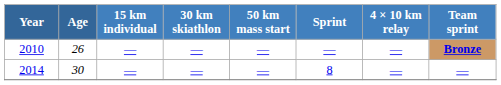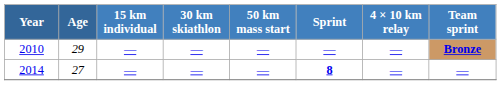(78, 49) 26 -> (78, 49) 29
(78, 70) 30 -> (78, 70) 27
(329, 70) normal -> (329, 70) bold
